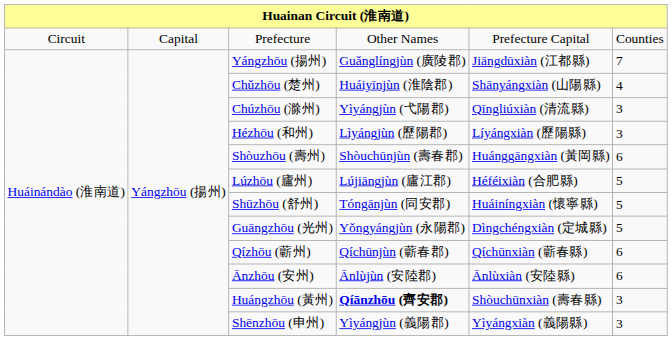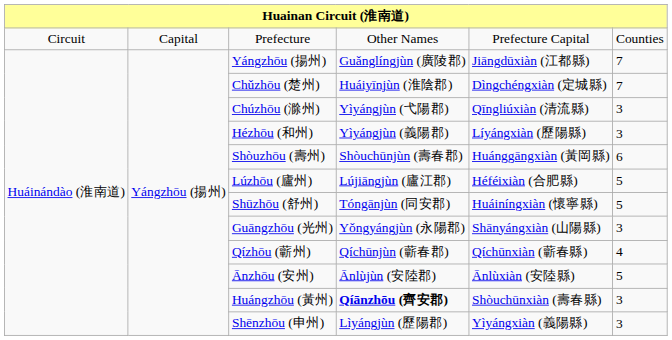(536, 84) Shānyángxiàn (山陽縣) -> (539, 84) Dìngchéngxiàn (定城縣)
(619, 85) 4 -> (619, 85) 7
(393, 132) Lìyángjùn (歷陽郡) -> (394, 132) Yìyángjùn (義陽郡)
(539, 227) Dìngchéngxiàn (定城縣) -> (536, 227) Shānyángxiàn (山陽縣)
(619, 228) 5 -> (619, 228) 3
(619, 252) 6 -> (619, 252) 4
(619, 276) 6 -> (619, 276) 5
(394, 323) Yìyángjùn (義陽郡) -> (393, 323) Lìyángjùn (歷陽郡)
